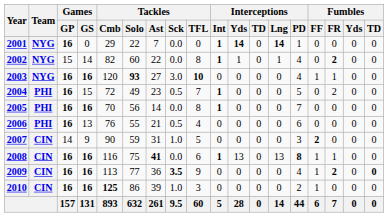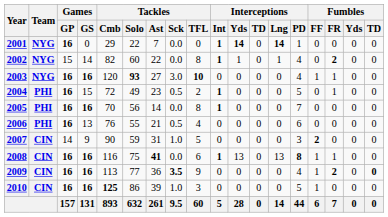(198, 92) 7 -> (198, 92) 2
(334, 92) 2 -> (334, 92) 1
(299, 188) 2 -> (299, 188) 5
